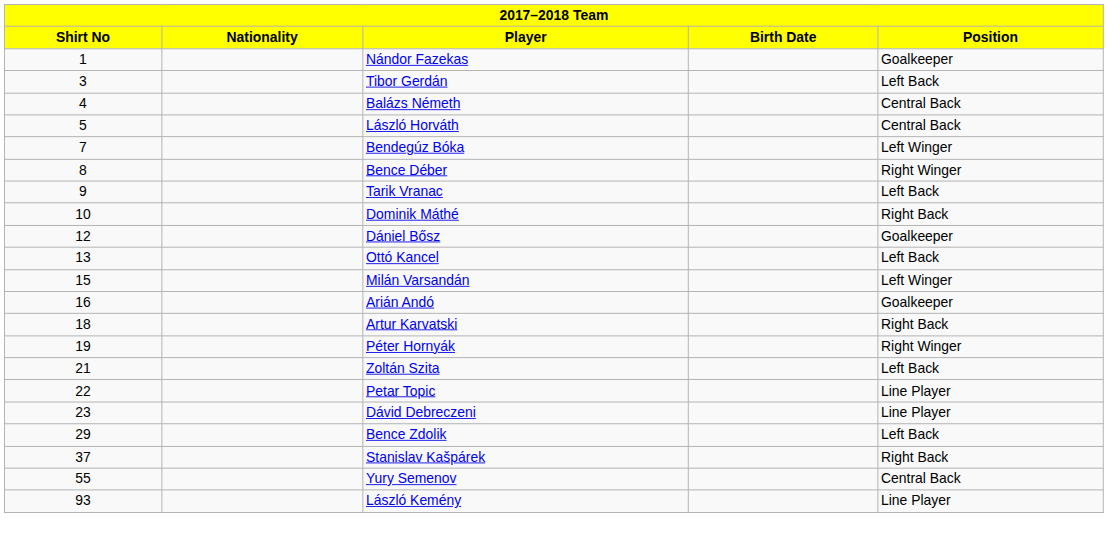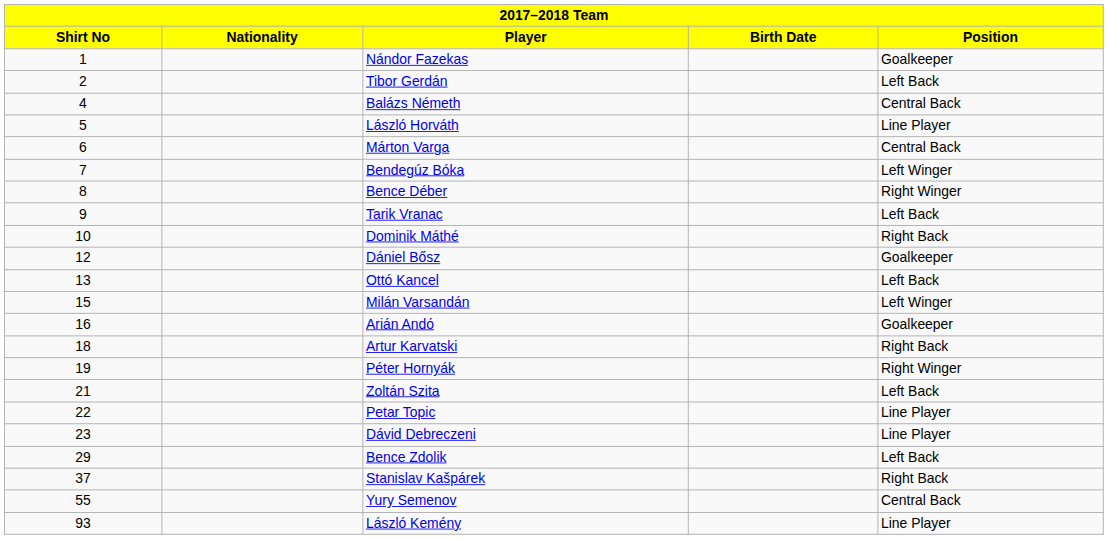(83, 81) 3 -> (83, 81) 2
(921, 125) Central Back -> (916, 125) Line Player
+ row: (408, 147)
